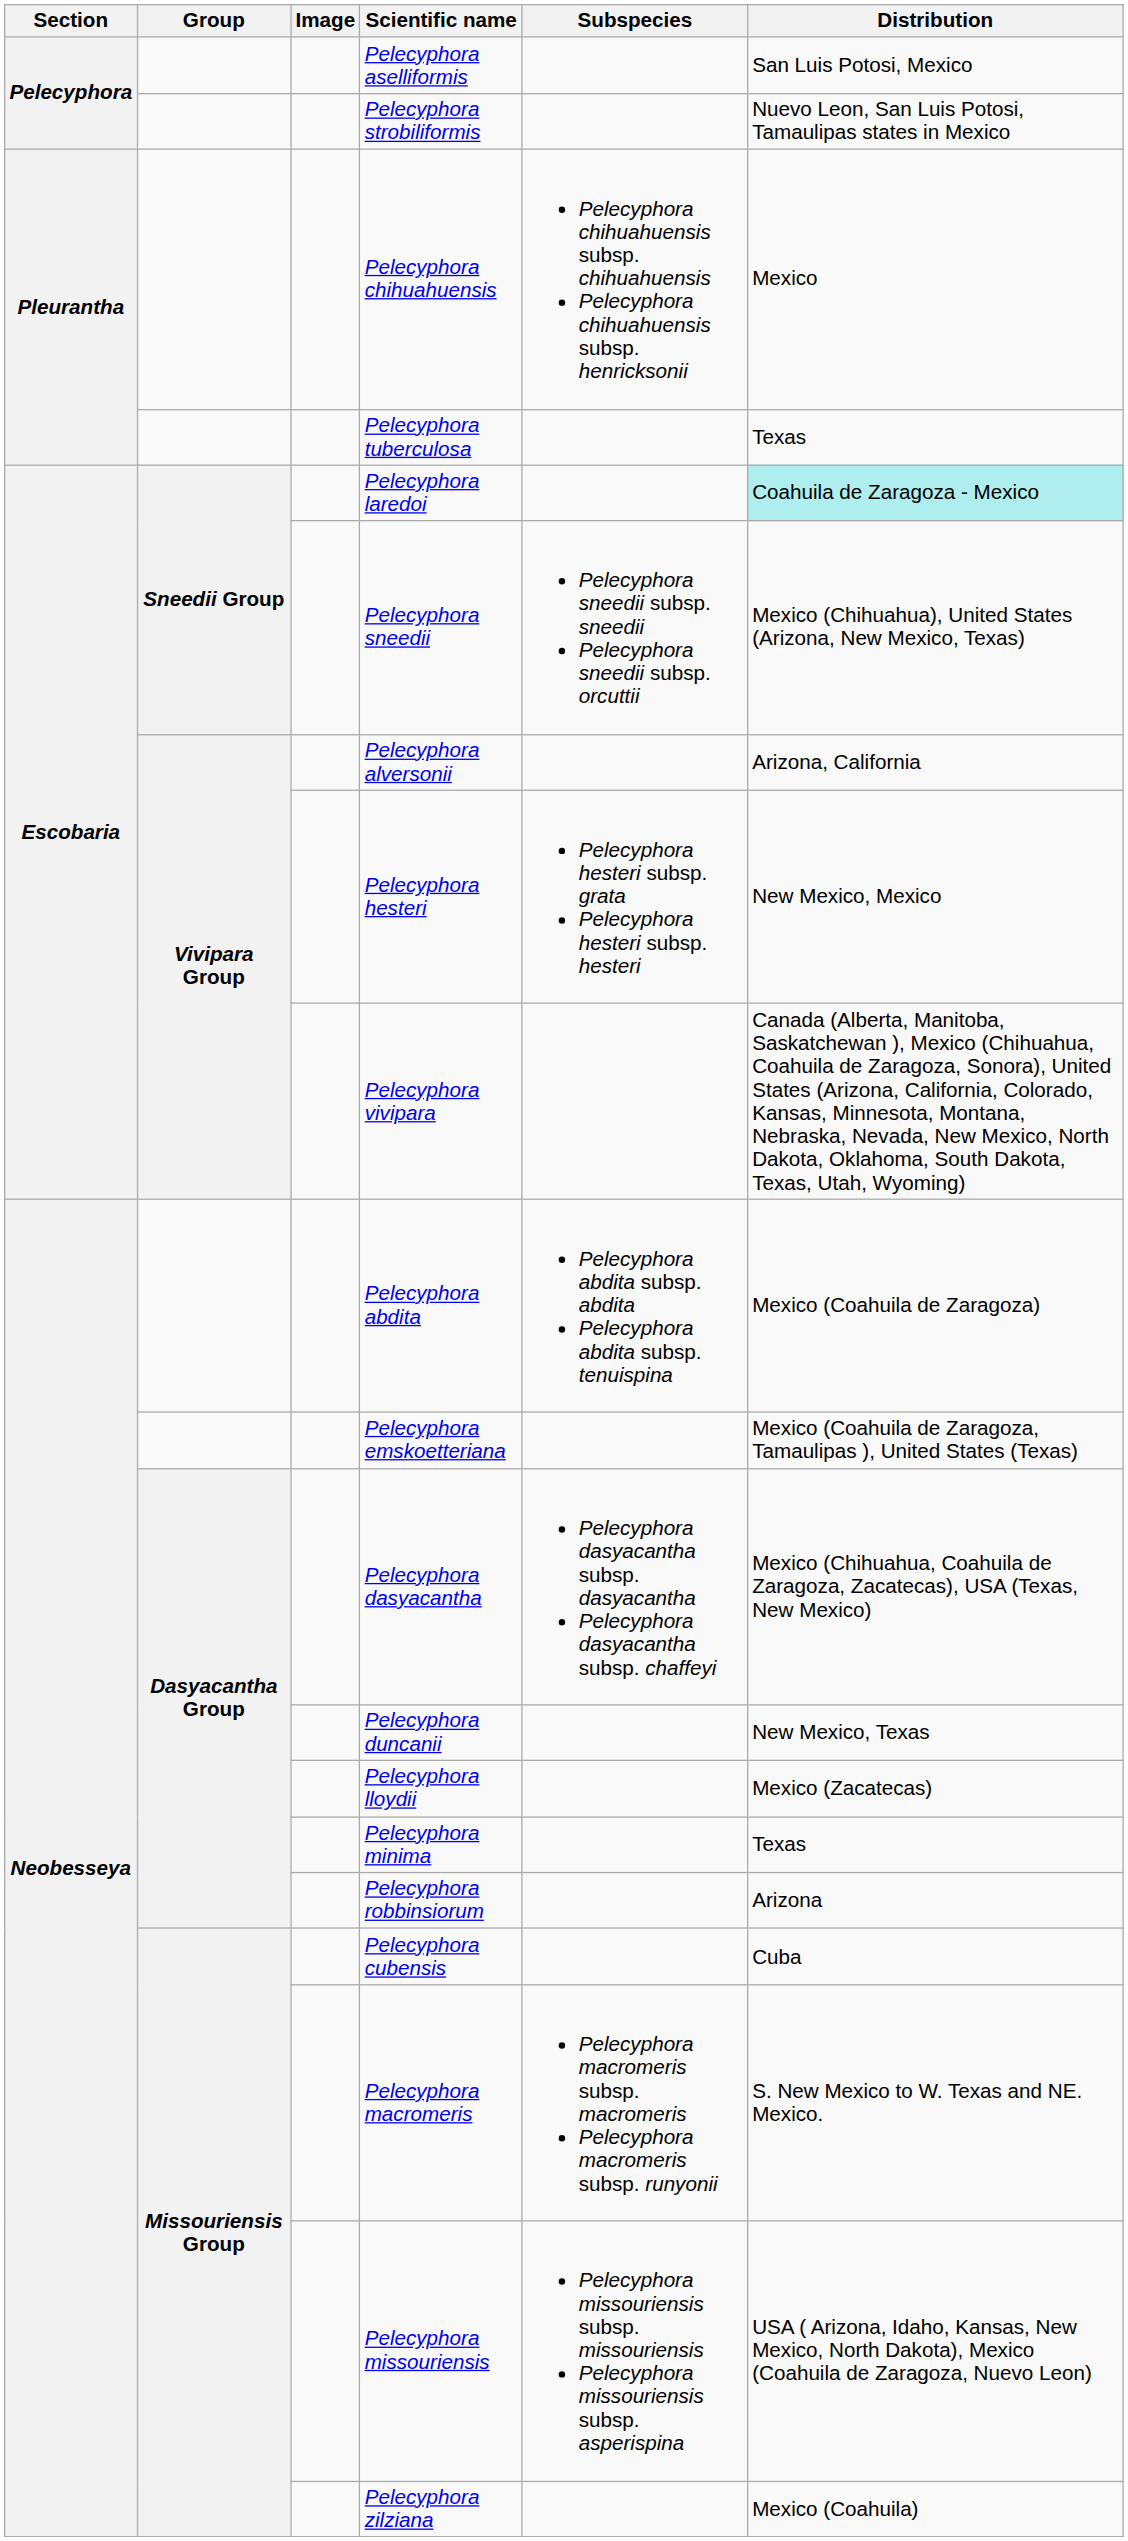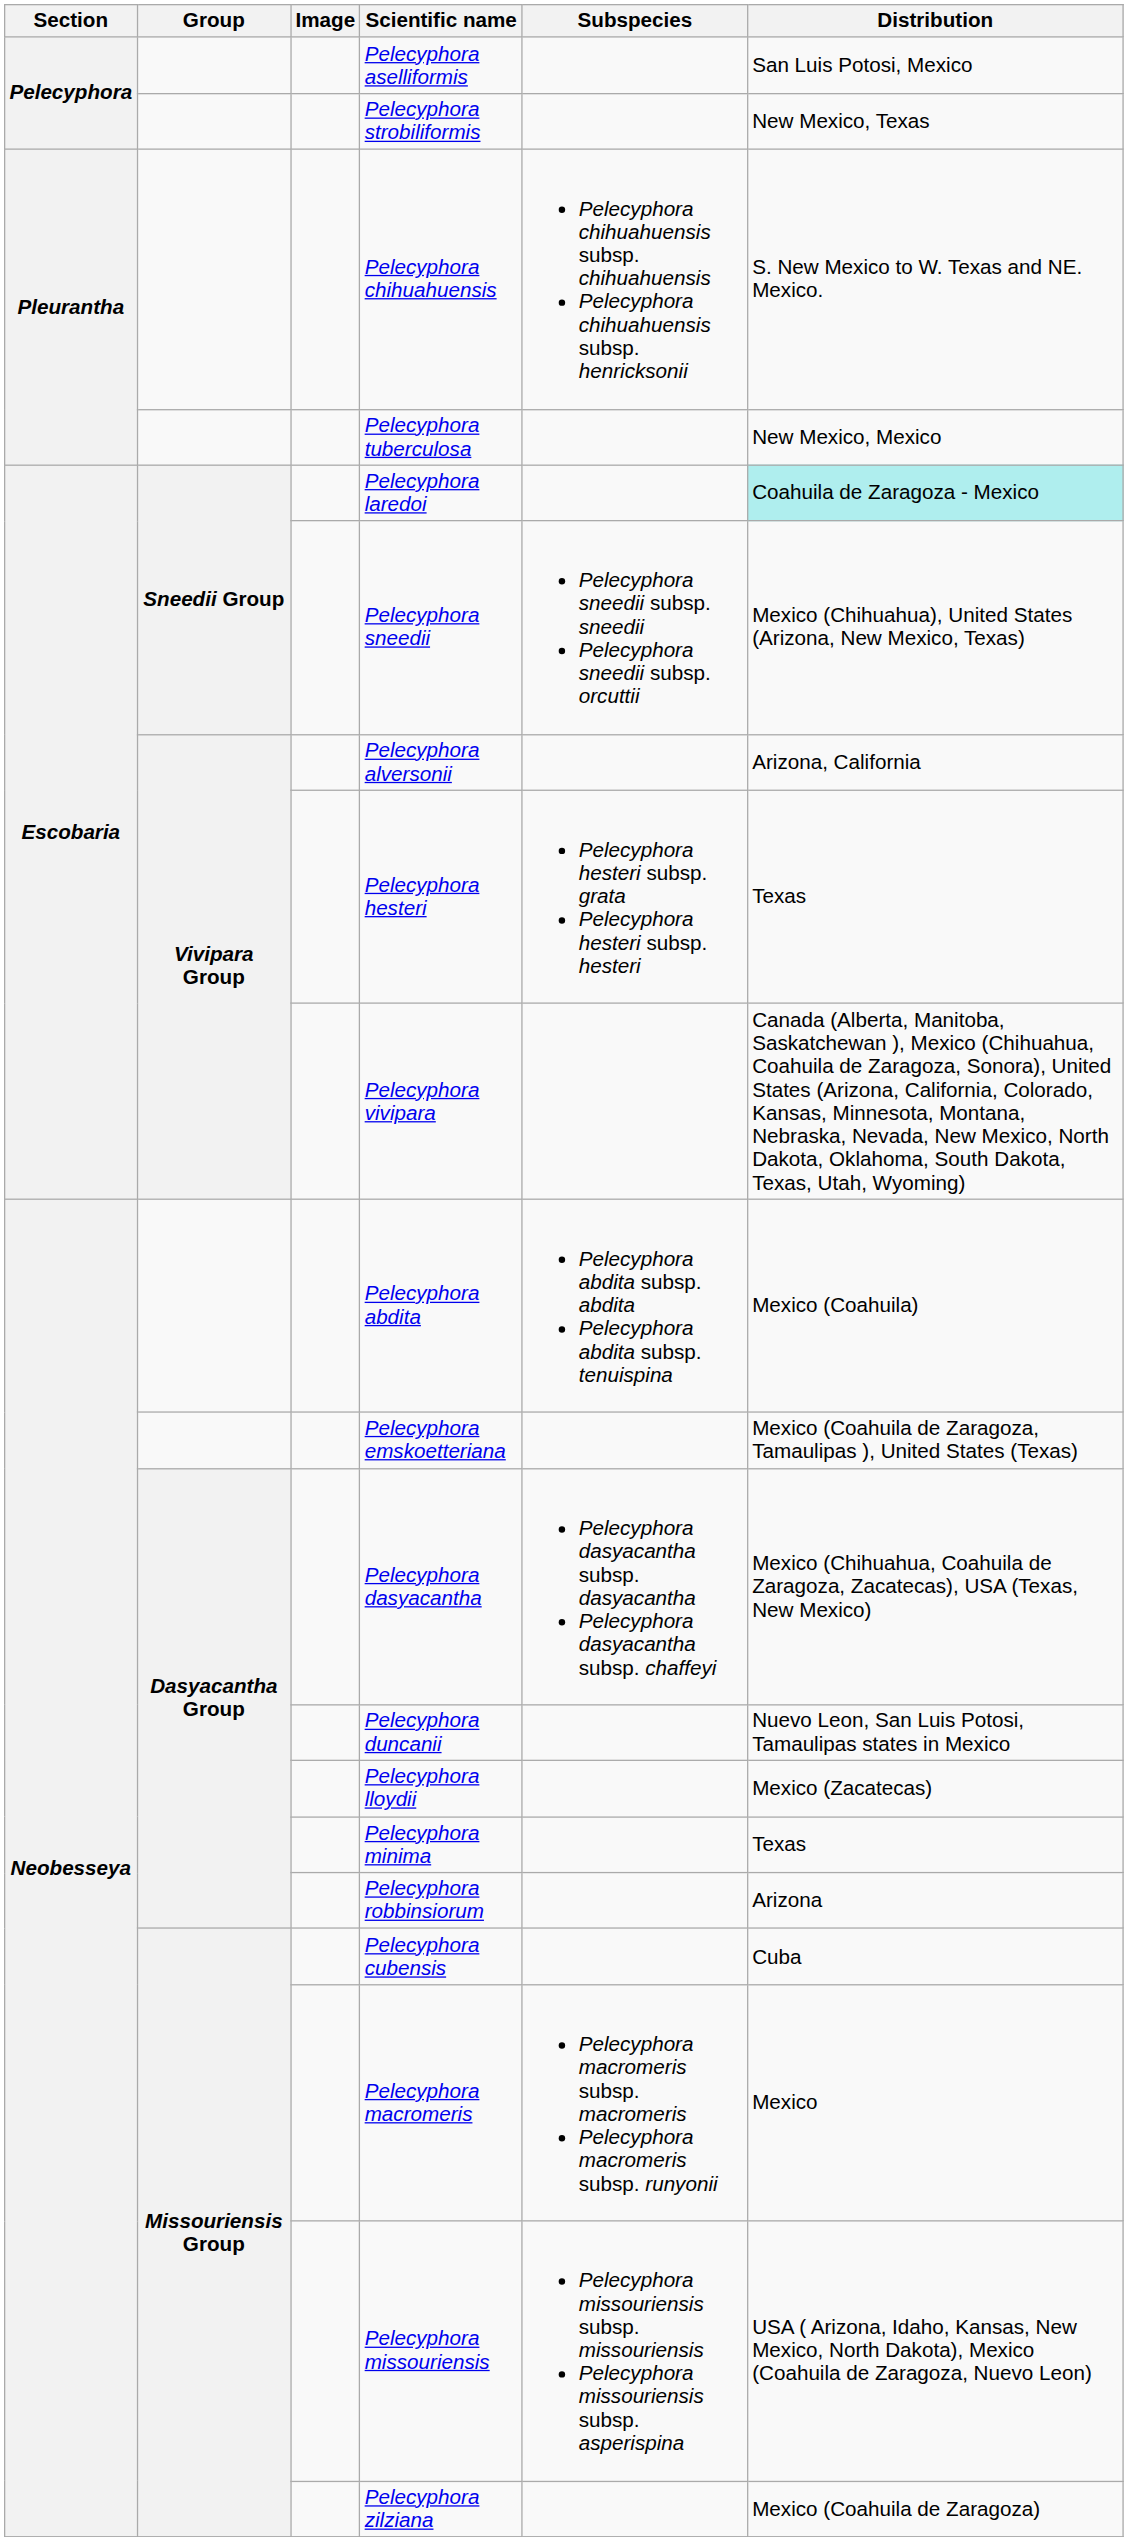(888, 121) Nuevo Leon, San Luis Potosi, Tamaulipas states in Mexico -> (841, 121) New Mexico, Texas
(785, 279) Mexico -> (917, 279) S. New Mexico to W. Texas and NE. Mexico.
(779, 436) Texas -> (847, 436) New Mexico, Mexico
(847, 896) New Mexico, Mexico -> (779, 896) Texas
(896, 1305) Mexico (Coahuila de Zaragoza) -> (835, 1305) Mexico (Coahuila)
(841, 1732) New Mexico, Texas -> (888, 1732) Nuevo Leon, San Luis Potosi, Tamaulipas states in Mexico
(917, 2102) S. New Mexico to W. Texas and NE. Mexico. -> (785, 2102) Mexico
(835, 2508) Mexico (Coahuila) -> (896, 2508) Mexico (Coahuila de Zaragoza)
